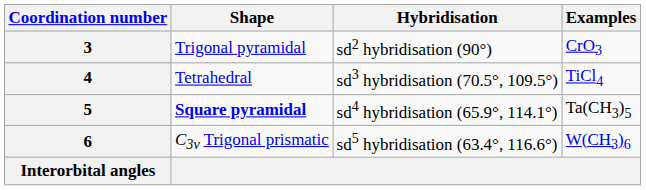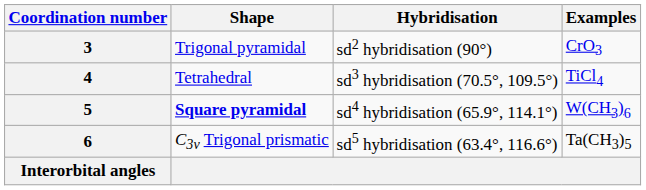(599, 110) Ta(CH3)5 -> (598, 110) W(CH3)6
(598, 141) W(CH3)6 -> (599, 141) Ta(CH3)5
